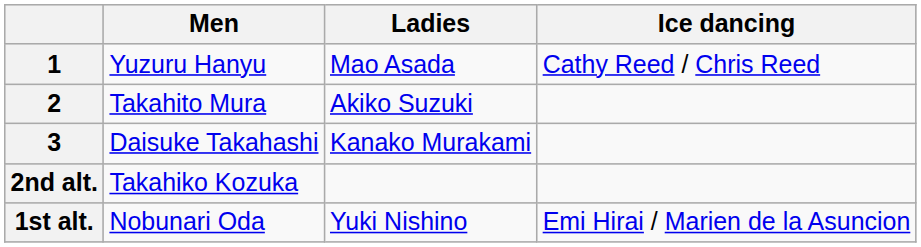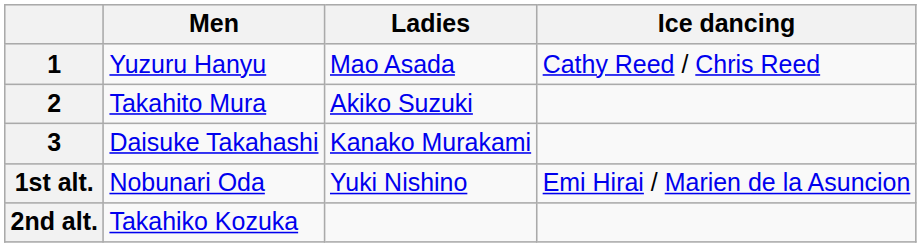rows swapped: (54, 222) <-> (54, 182)
